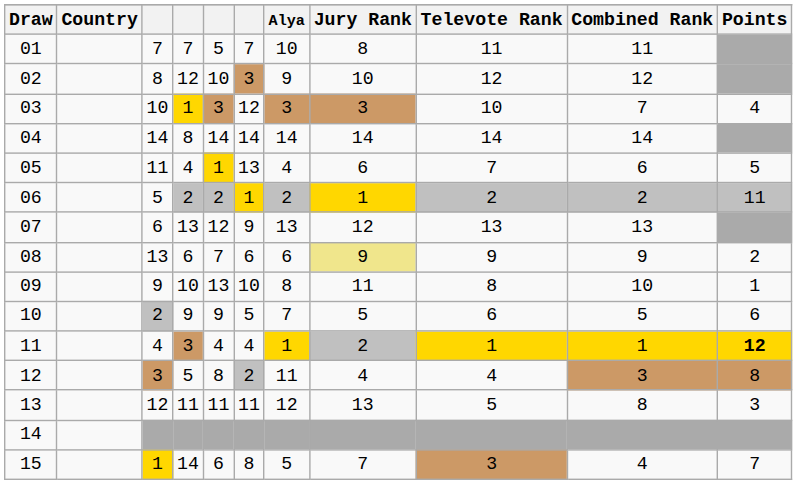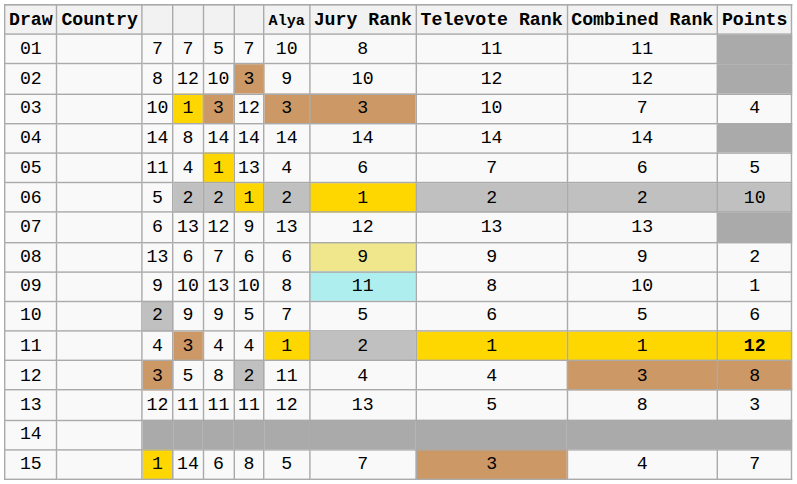(755, 198) 11 -> (755, 198) 10
(363, 286) no background -> (363, 286) paleturquoise background
